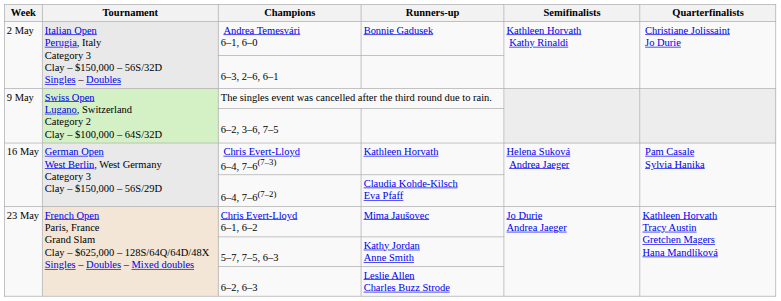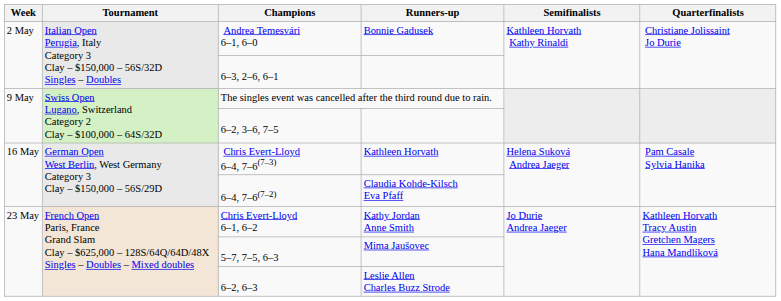(396, 215) Mima Jaušovec -> (392, 222) Kathy Jordan Anne Smith
(392, 251) Kathy Jordan Anne Smith -> (396, 245) Mima Jaušovec
